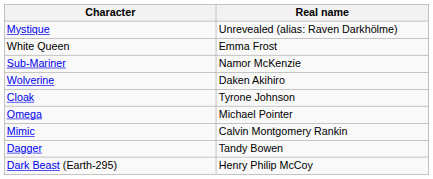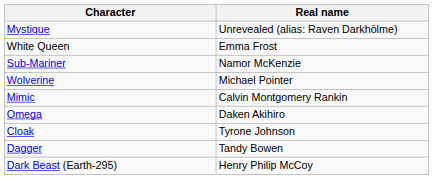(252, 81) Daken Akihiro -> (256, 81) Michael Pointer
rows swapped: (21, 132) <-> (21, 98)
(256, 115) Michael Pointer -> (252, 115) Daken Akihiro
